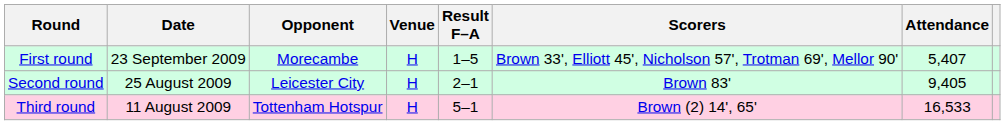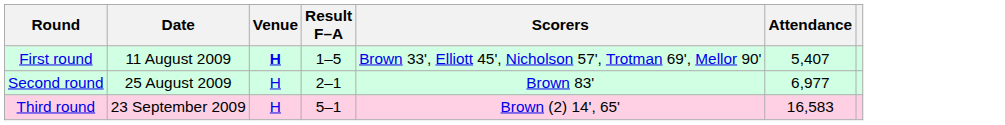- column: (318, 25)
(178, 58) 23 September 2009 -> (178, 58) 11 August 2009
(412, 58) normal -> (275, 58) bold
(947, 82) 9,405 -> (810, 82) 6,977
(178, 107) 11 August 2009 -> (178, 107) 23 September 2009
(947, 107) 16,533 -> (810, 107) 16,583
